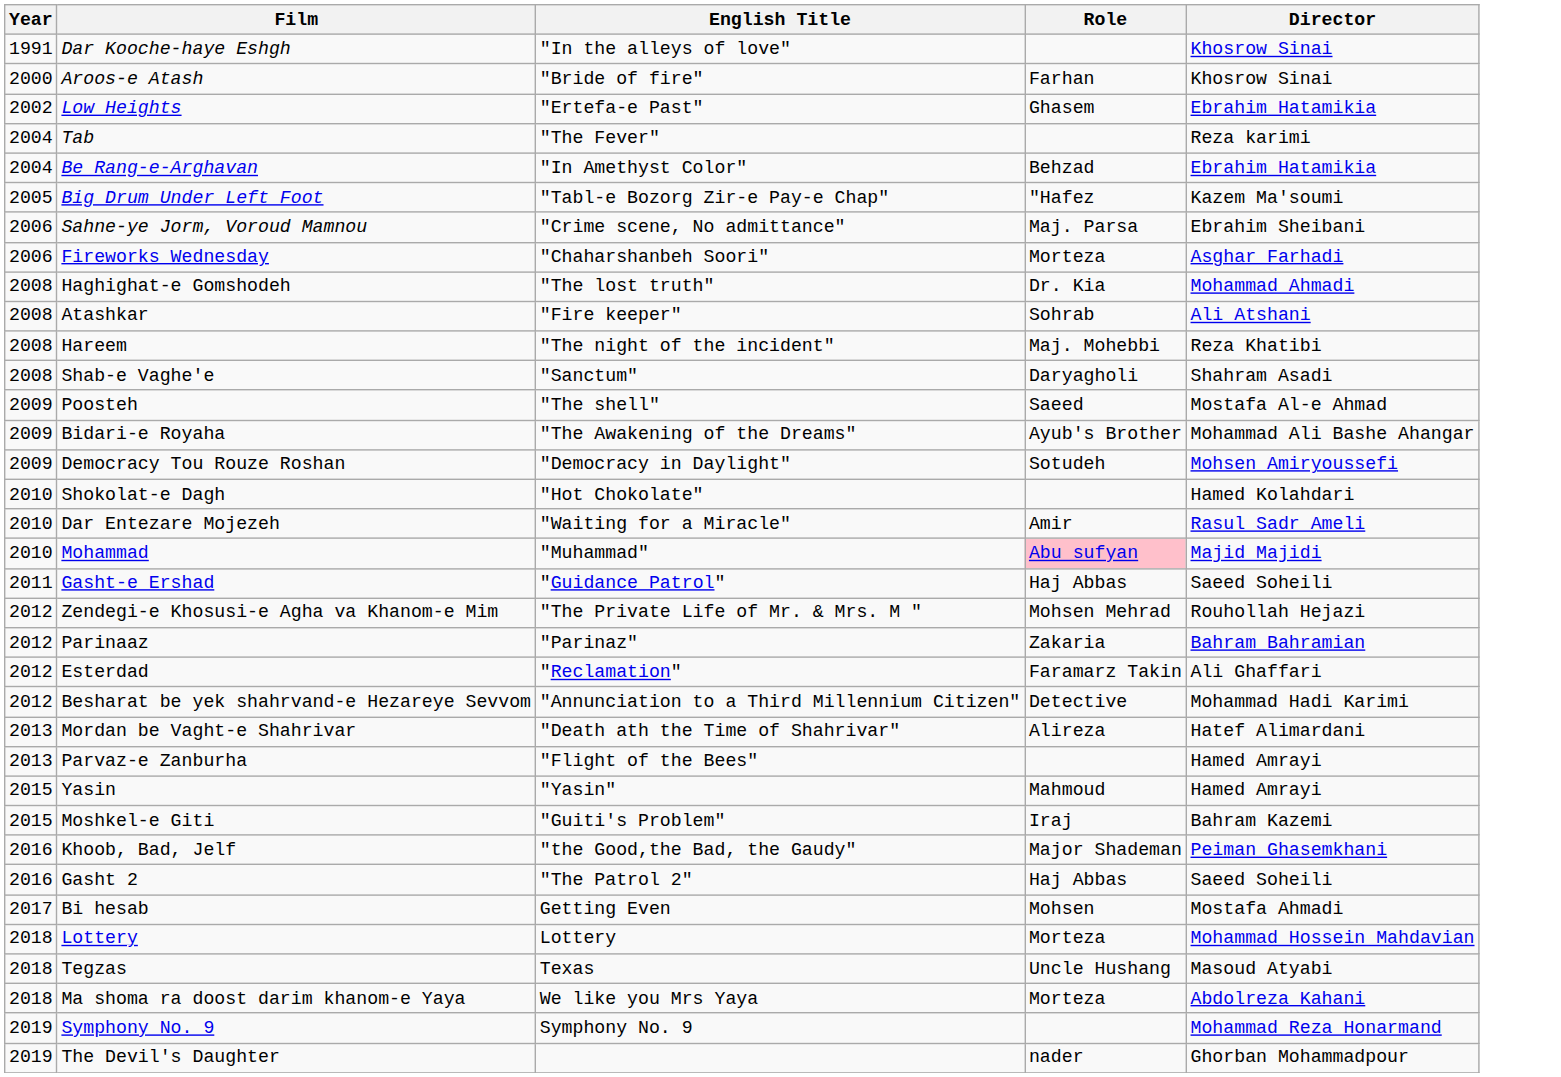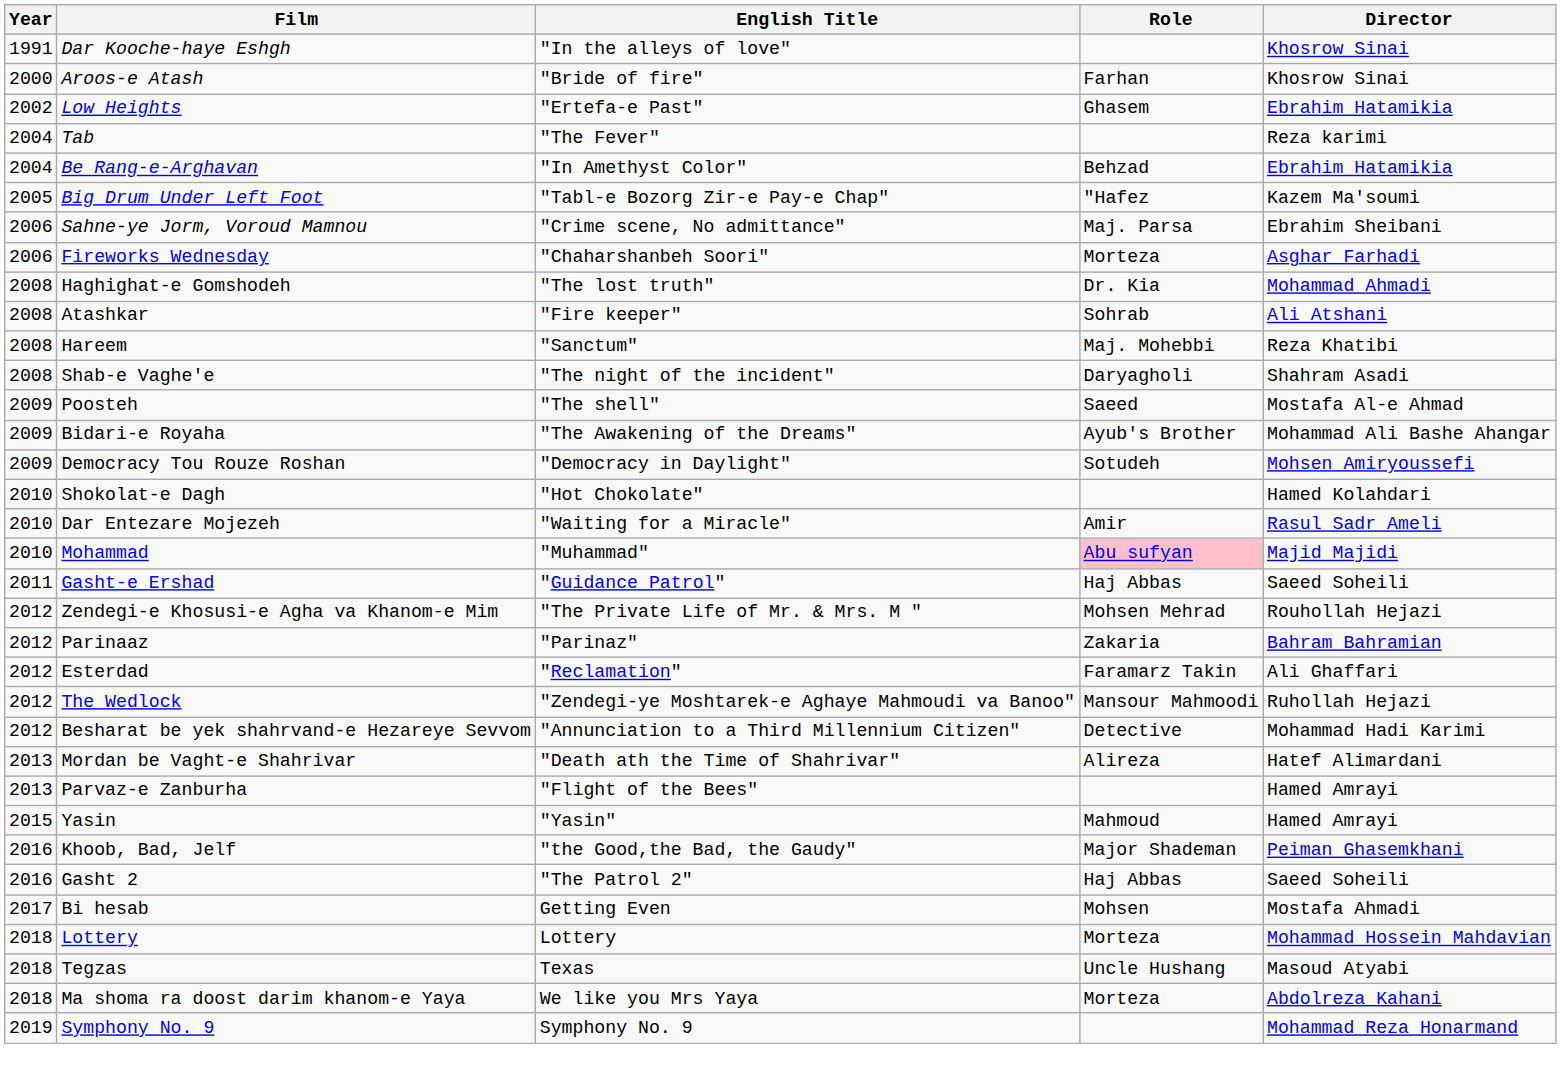(687, 346) "The night of the incident" -> (589, 346) "Sanctum"
(589, 375) "Sanctum" -> (687, 375) "The night of the incident"
+ row: (121, 702)
- row: (138, 820)
- row: (171, 1058)
